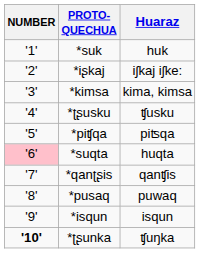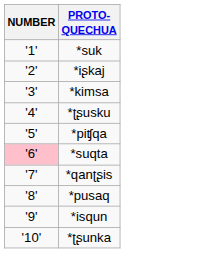- column: (157, 22)
(31, 237) bold -> (31, 237) normal
